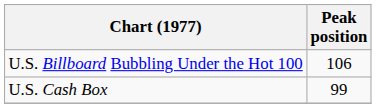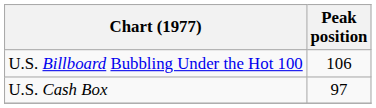(339, 90) 99 -> (339, 90) 97
